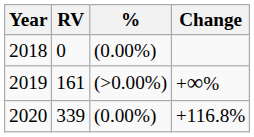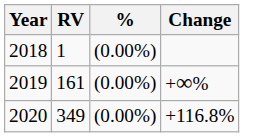(61, 50) 0 -> (61, 50) 1
(131, 83) (>0.00%) -> (125, 83) (0.00%)
(71, 115) 339 -> (71, 115) 349
